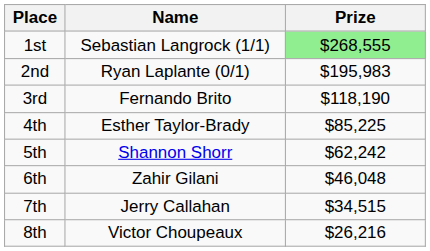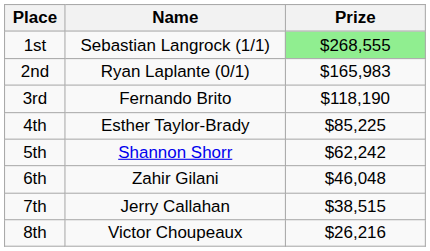(355, 71) $195,983 -> (355, 71) $165,983
(355, 206) $34,515 -> (355, 206) $38,515
